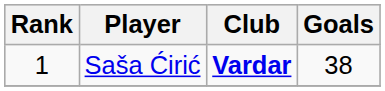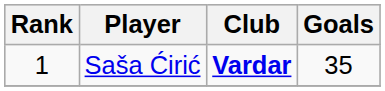(339, 65) 38 -> (339, 65) 35
